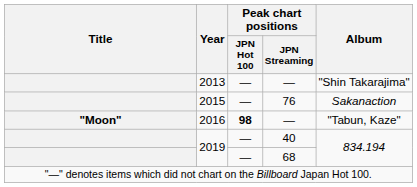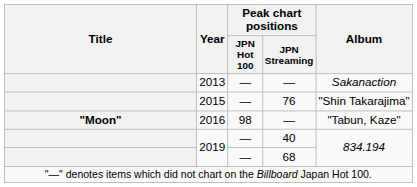(364, 82) "Shin Takarajima" -> (364, 82) Sakanaction
(364, 101) Sakanaction -> (364, 101) "Shin Takarajima"
(245, 120) bold -> (245, 120) normal
